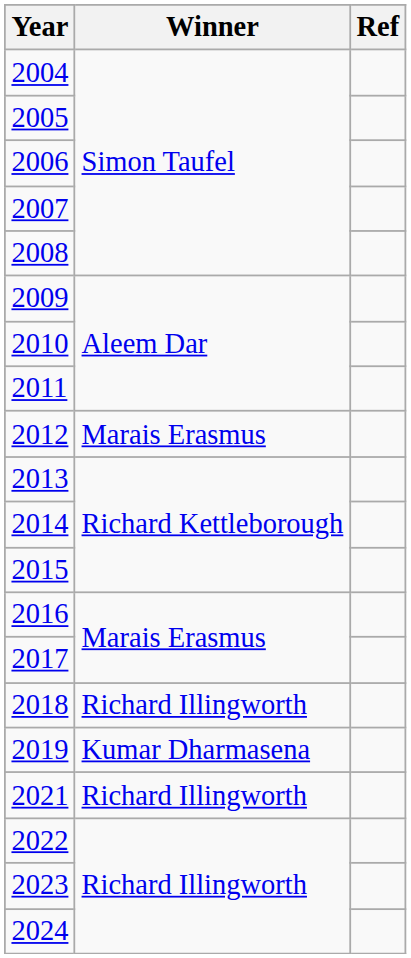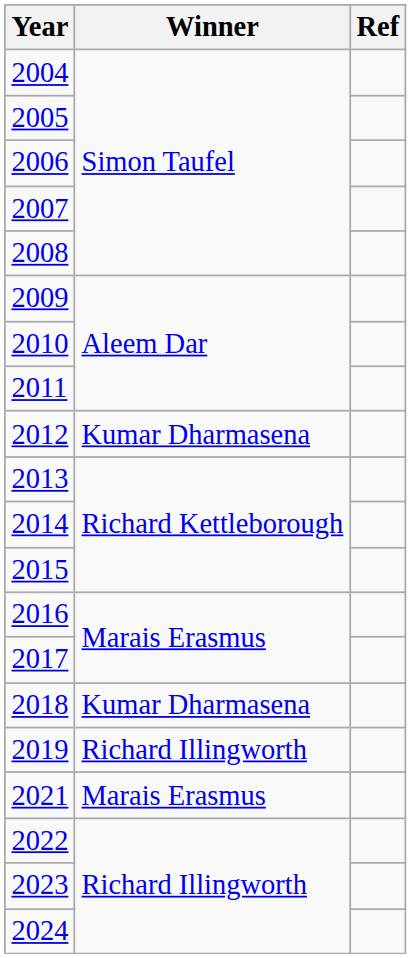(174, 433) Marais Erasmus -> (196, 433) Kumar Dharmasena
(194, 704) Richard Illingworth -> (196, 704) Kumar Dharmasena
(196, 749) Kumar Dharmasena -> (194, 749) Richard Illingworth
(194, 794) Richard Illingworth -> (174, 794) Marais Erasmus
